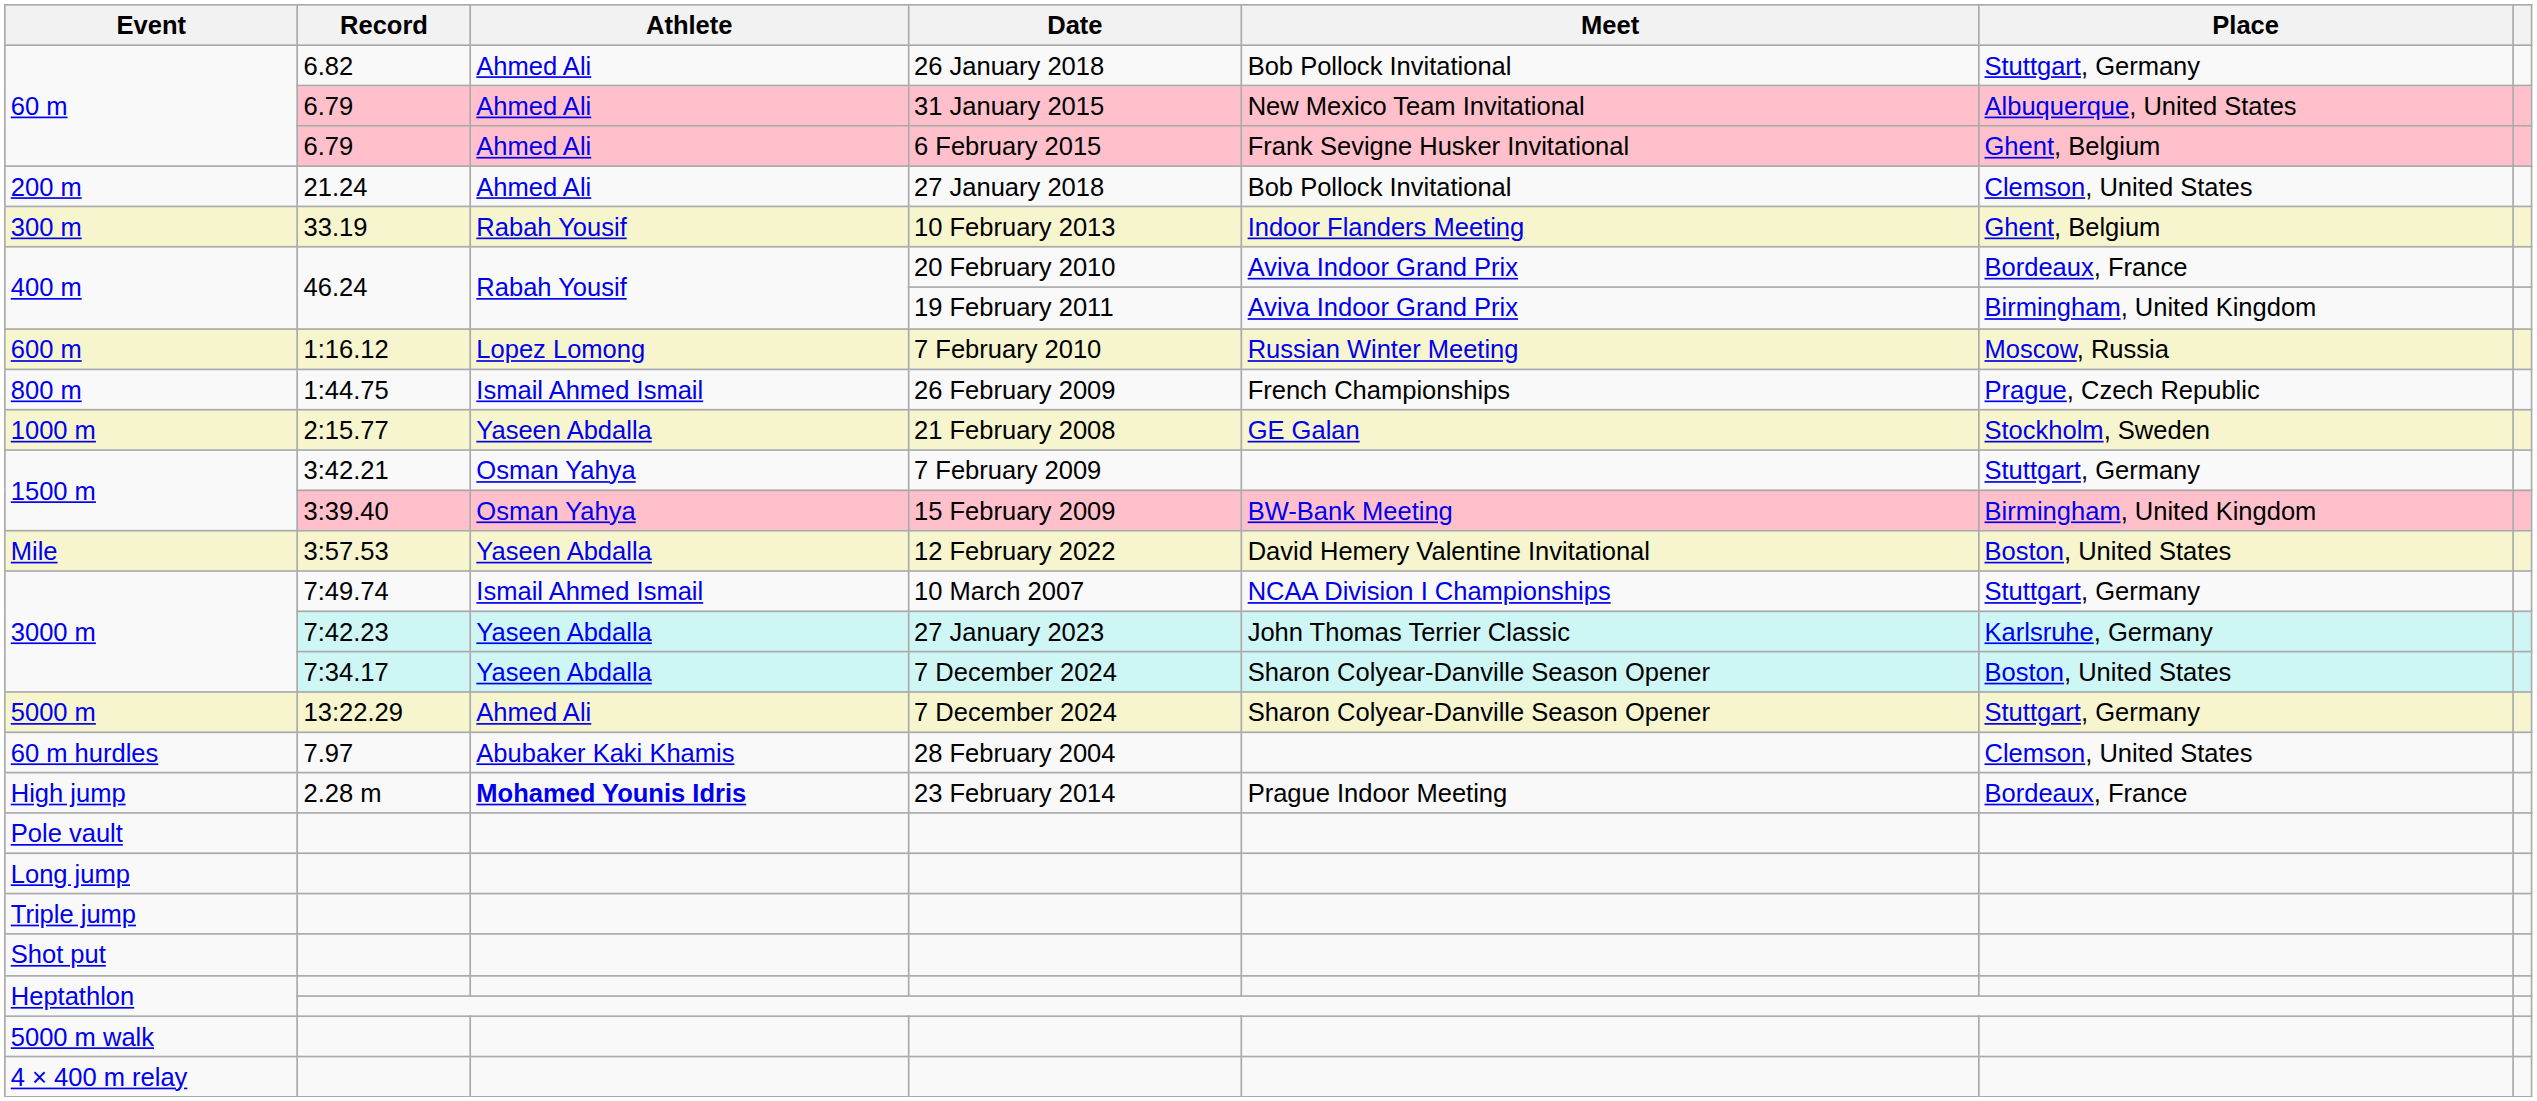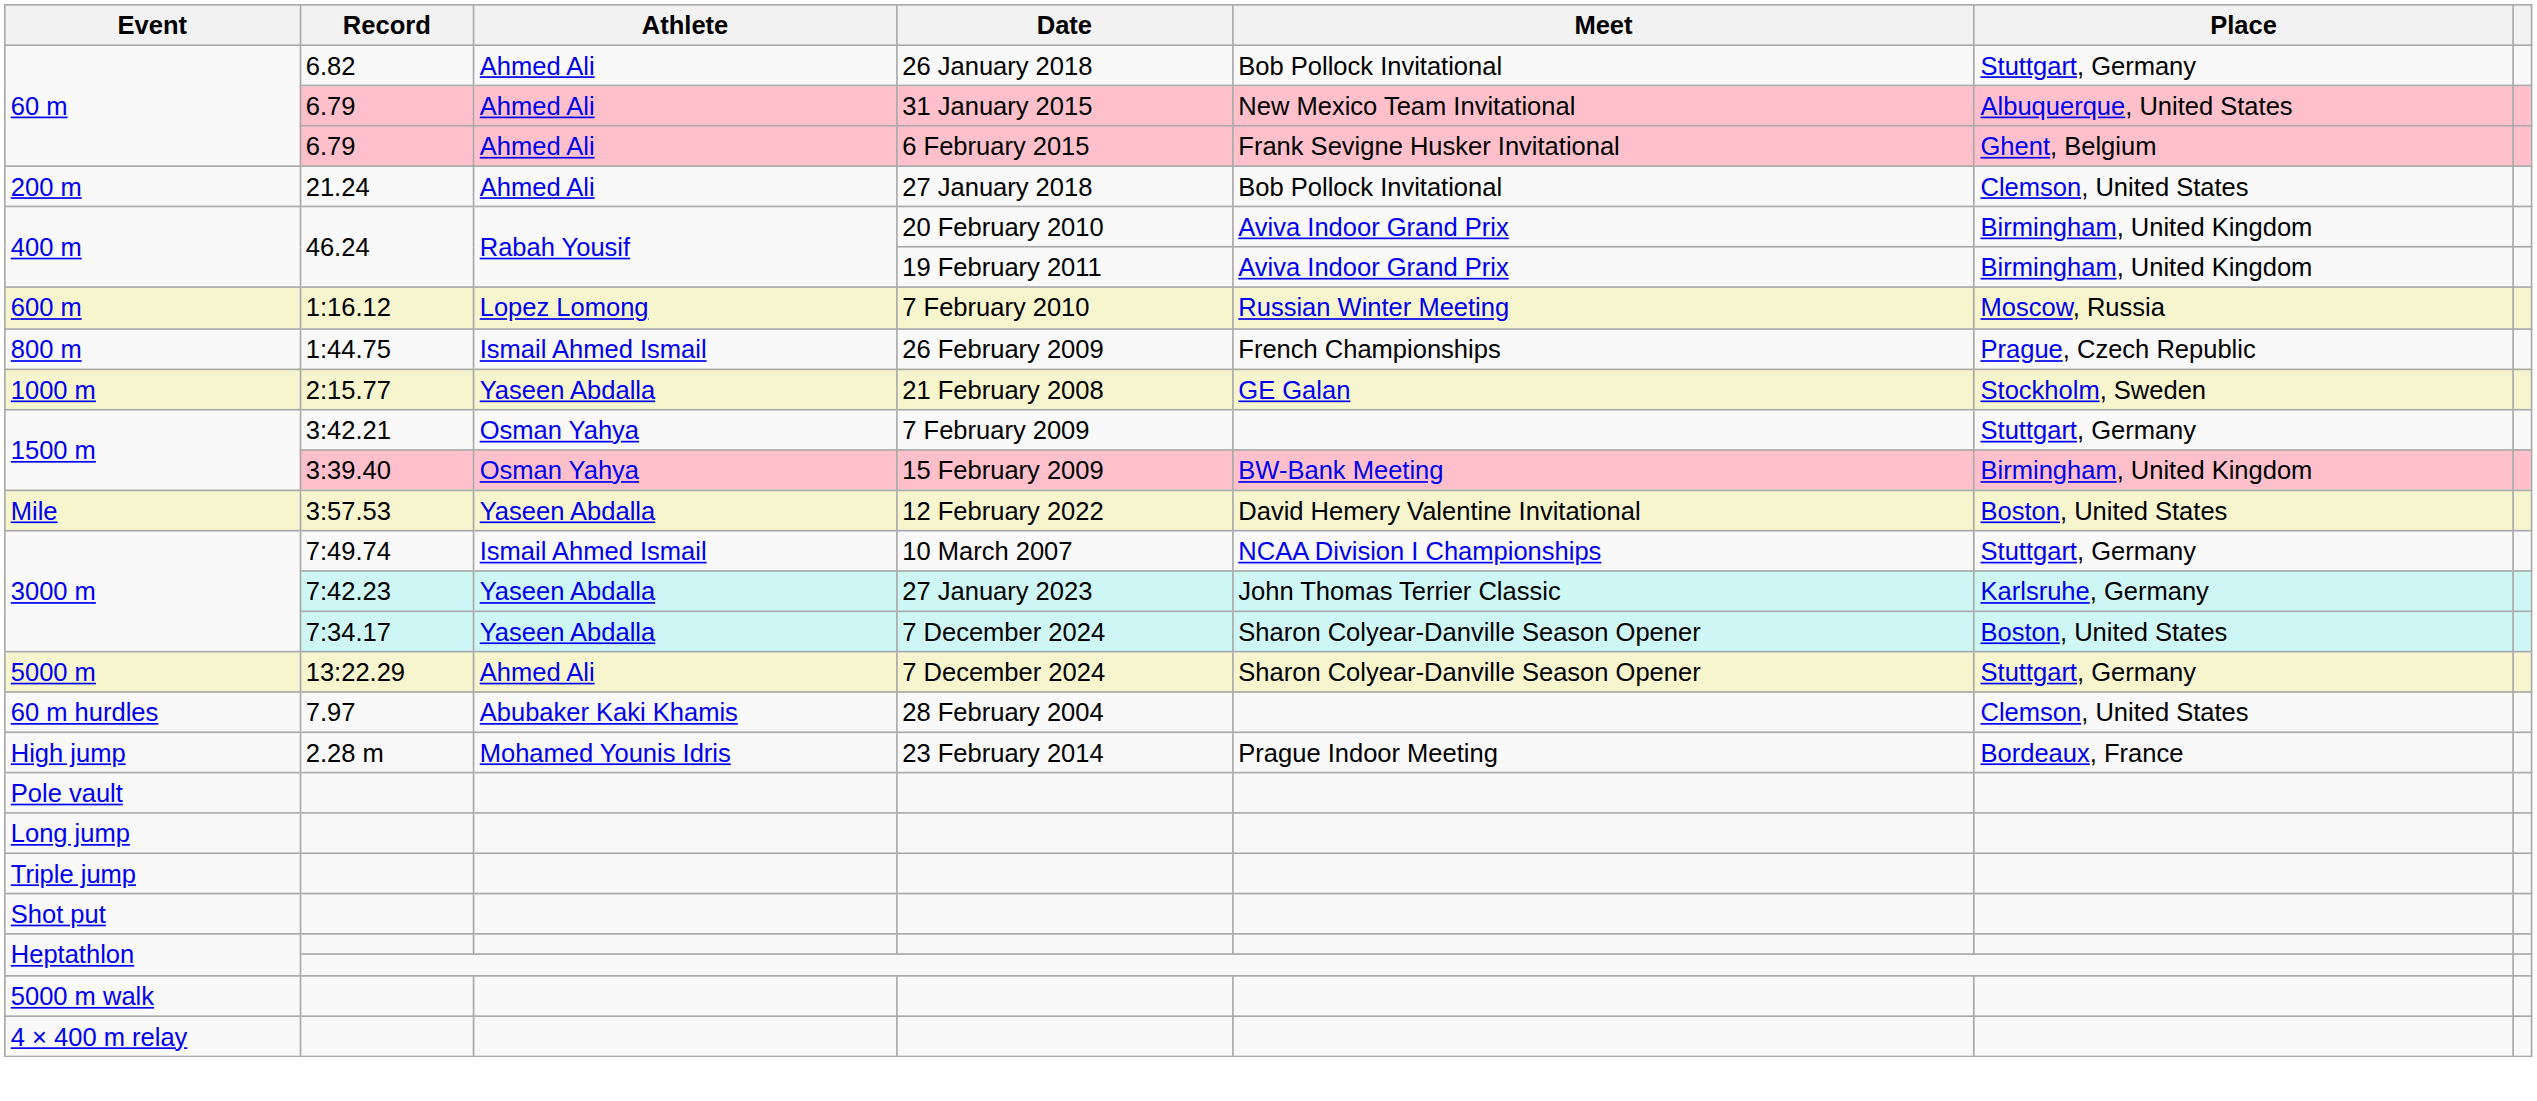- row: (46, 227)
(2086, 268) Bordeaux, France -> (2146, 227) Birmingham, United Kingdom
(611, 793) bold -> (605, 753) normal
